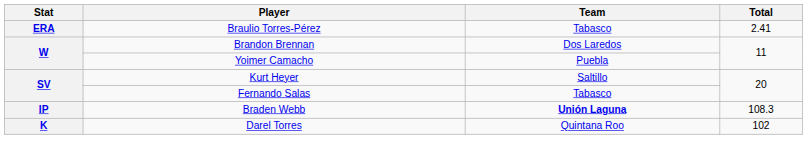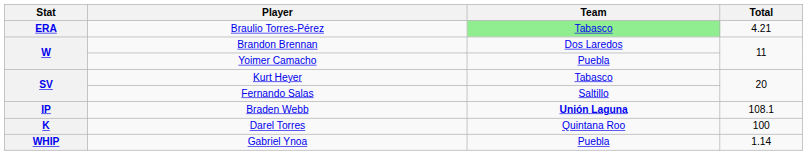(592, 28) no background -> (594, 28) lightgreen background
(761, 28) 2.41 -> (761, 28) 4.21
(592, 77) Saltillo -> (594, 77) Tabasco
(592, 93) Tabasco -> (594, 93) Saltillo
(761, 110) 108.3 -> (761, 110) 108.1
(761, 126) 102 -> (761, 126) 100
+ row: (277, 142)
